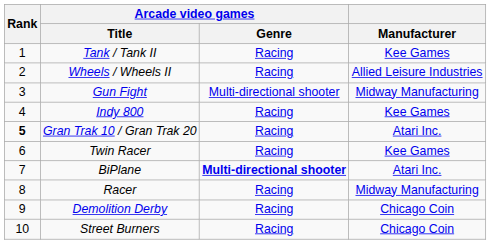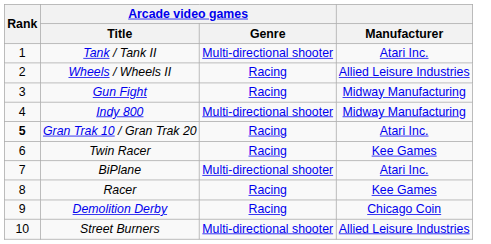(274, 53) Racing -> (268, 53) Multi-directional shooter
(417, 53) Kee Games -> (404, 53) Atari Inc.
(274, 92) Multi-directional shooter -> (268, 92) Racing
(274, 111) Racing -> (268, 111) Multi-directional shooter
(417, 111) Kee Games -> (404, 111) Midway Manufacturing
(274, 170) bold -> (268, 170) normal
(417, 190) Midway Manufacturing -> (404, 190) Kee Games
(274, 229) Racing -> (268, 229) Multi-directional shooter
(417, 229) Chicago Coin -> (404, 229) Allied Leisure Industries
